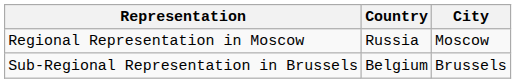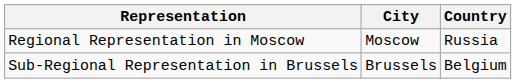columns swapped: (397, 17) <-> (471, 17)
